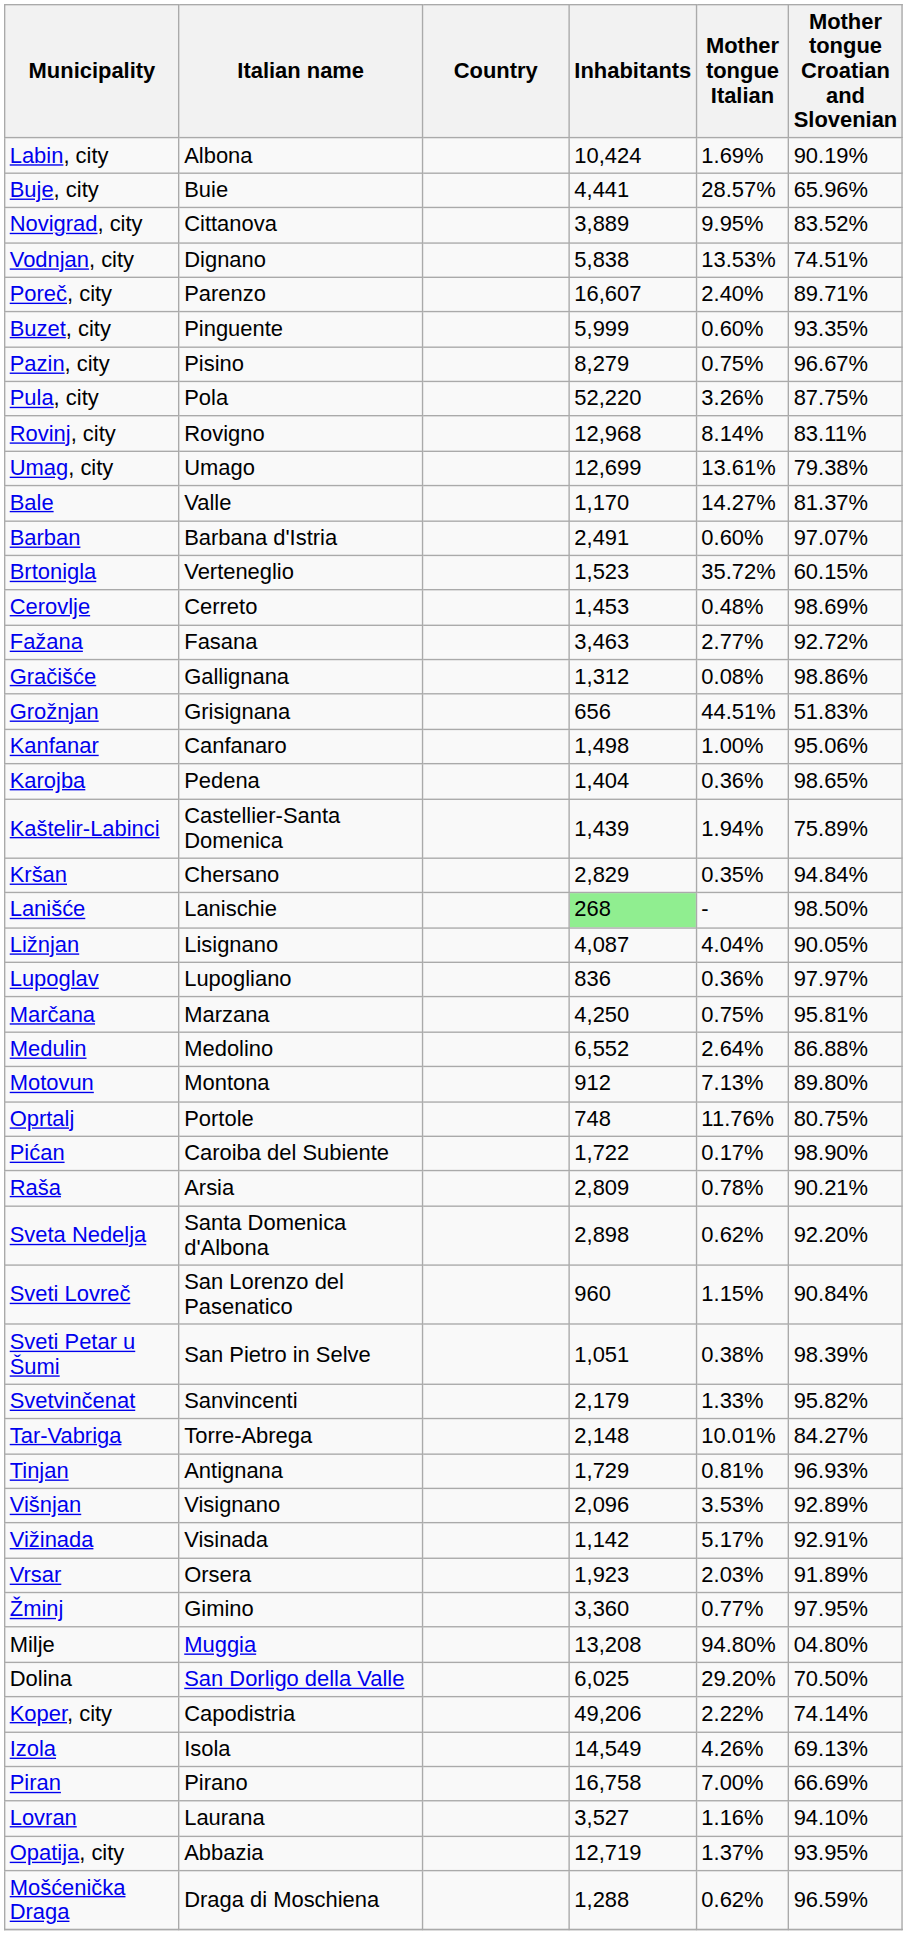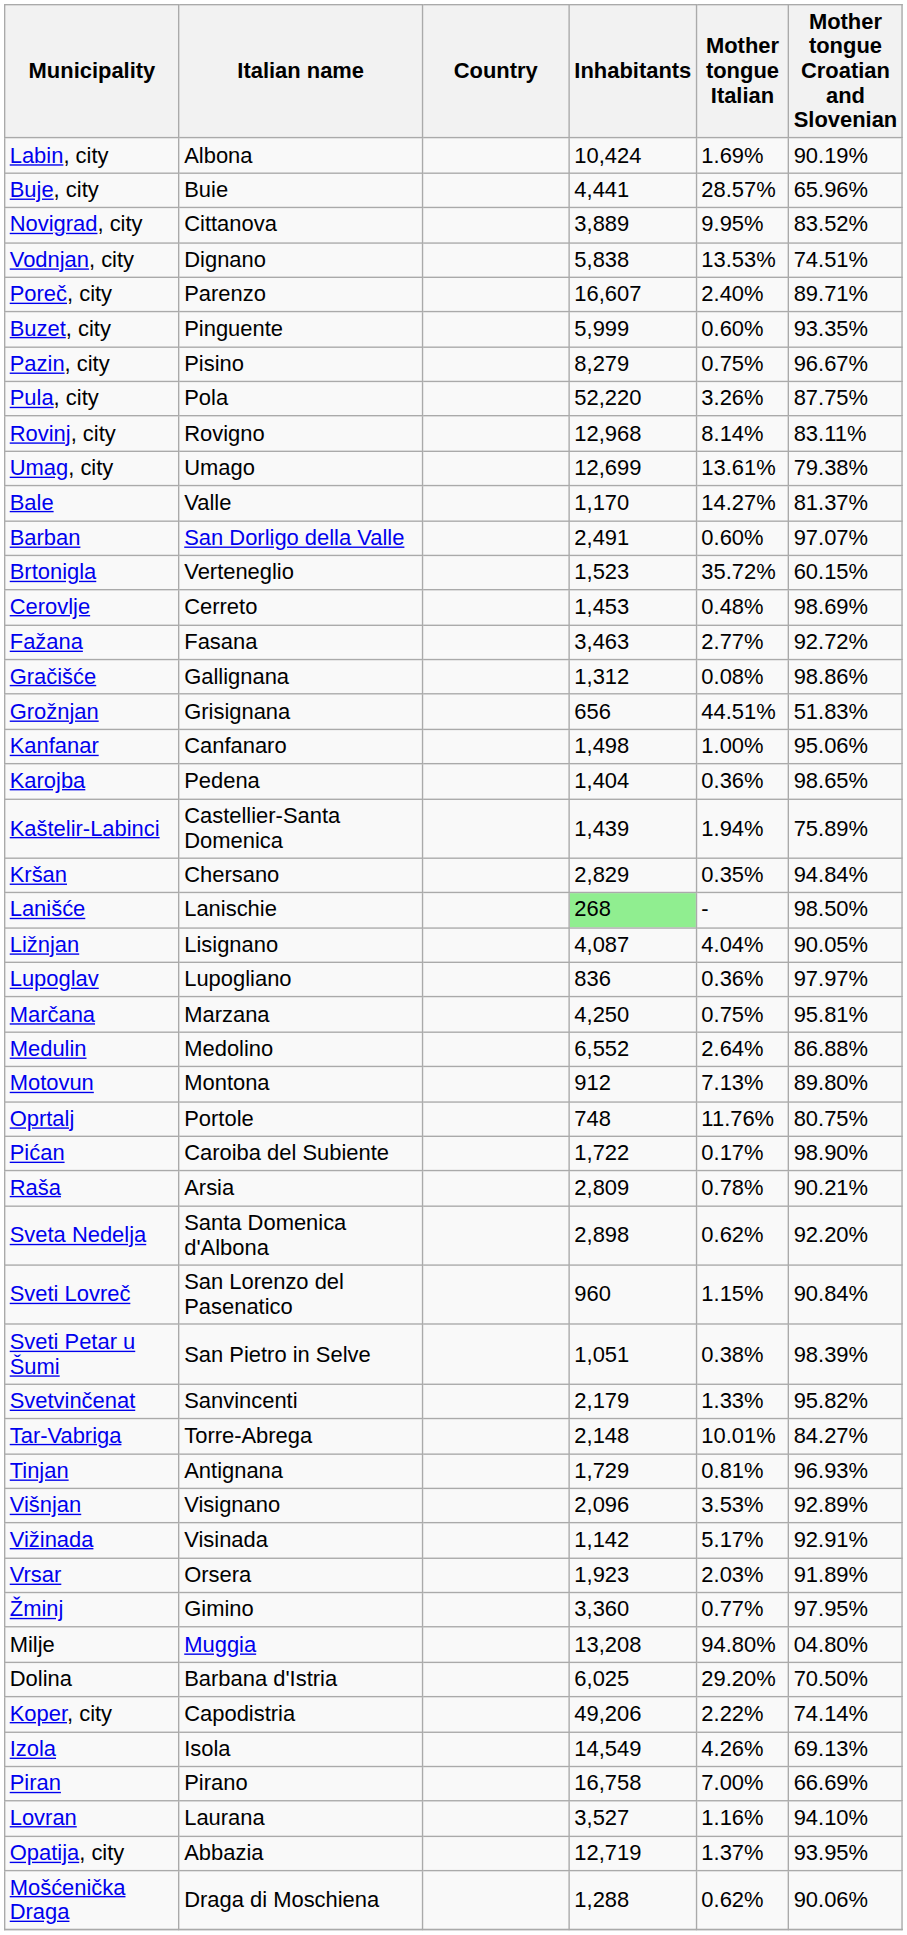(261, 537) Barbana d'Istria -> (294, 537) San Dorligo della Valle
(294, 1679) San Dorligo della Valle -> (261, 1679) Barbana d'Istria
(831, 1900) 96.59% -> (831, 1900) 90.06%
